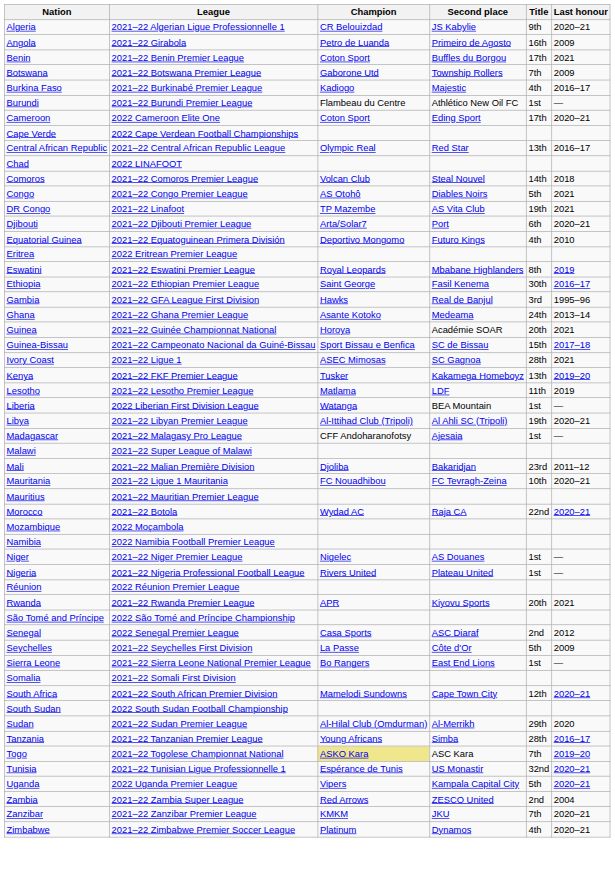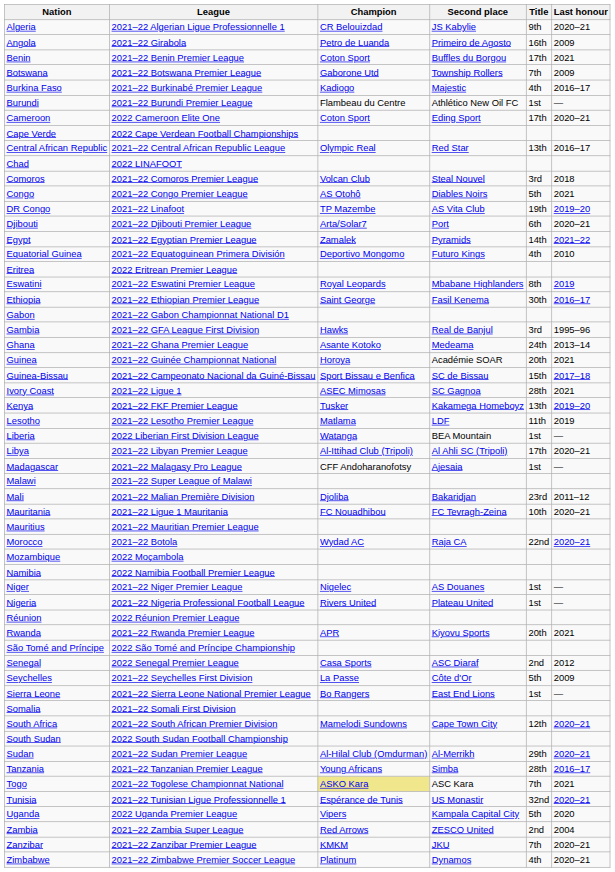(538, 178) 14th -> (535, 178) 3rd
(564, 209) 2021 -> (572, 209) 2019–20
+ row: (19, 239)
+ row: (21, 315)
(538, 421) 19th -> (538, 451) 17th
(564, 723) 2020 -> (572, 754) 2020–21
(572, 754) 2019–20 -> (564, 784) 2021
(572, 784) 2020–21 -> (564, 814) 2020
